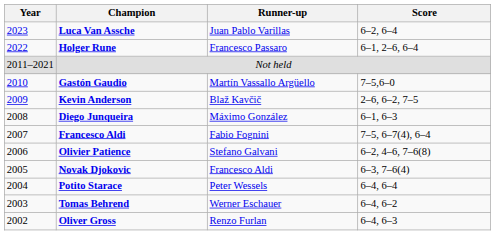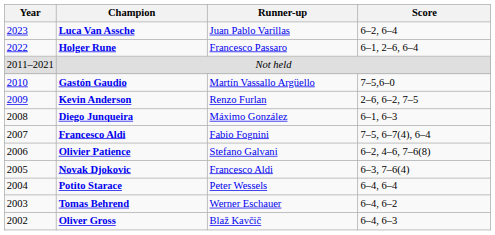(235, 100) Blaž Kavčič -> (238, 100) Renzo Furlan
(238, 221) Renzo Furlan -> (235, 221) Blaž Kavčič
